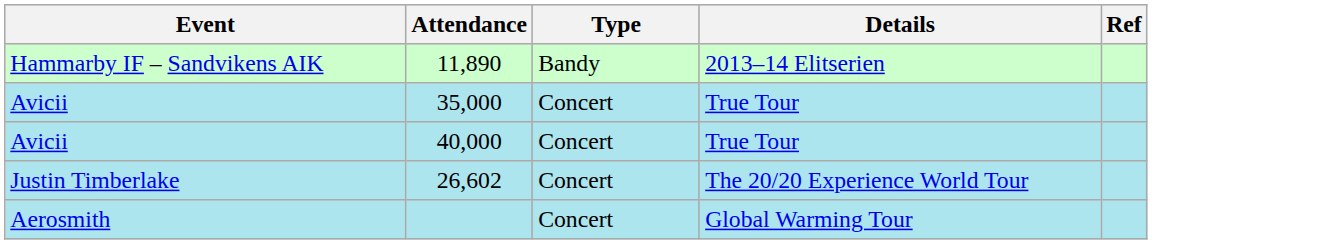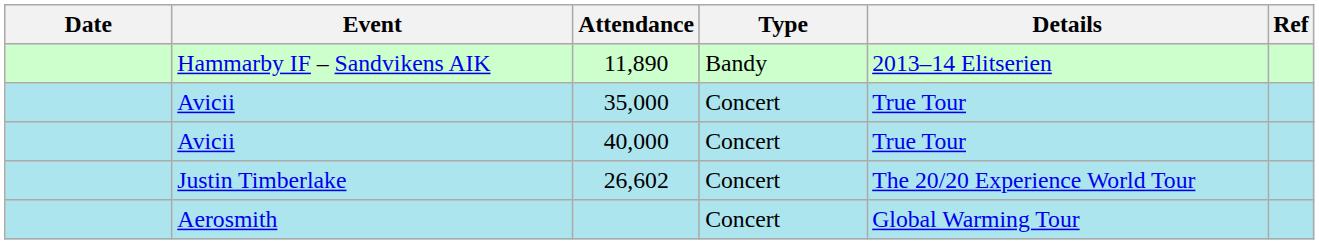+ column: (88, 24)
